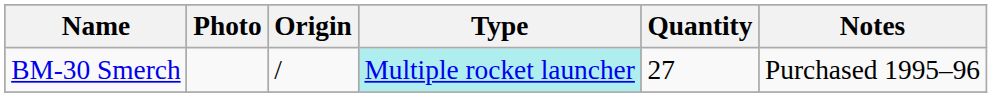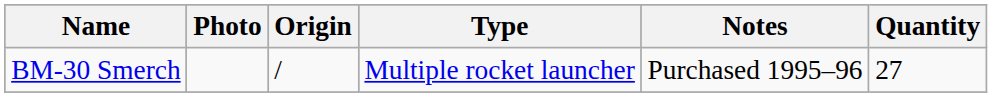columns swapped: (700, 26) <-> (873, 26)
(500, 69) paleturquoise background -> (500, 69) no background
